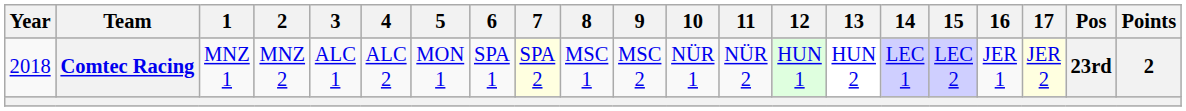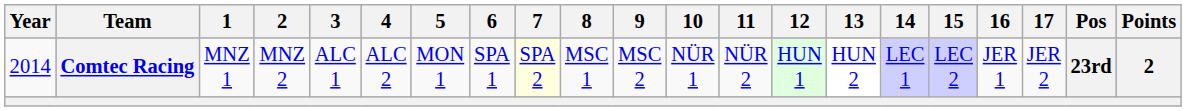(30, 66) 2018 -> (30, 66) 2014
(1044, 66) lightyellow background -> (1044, 66) no background
